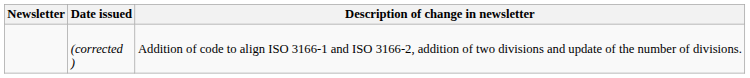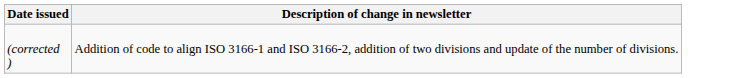- column: (36, 14)
